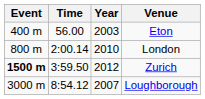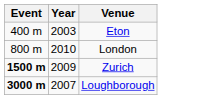- column: (70, 13)
(107, 67) 2012 -> (63, 67) 2009
(26, 85) normal -> (26, 85) bold
